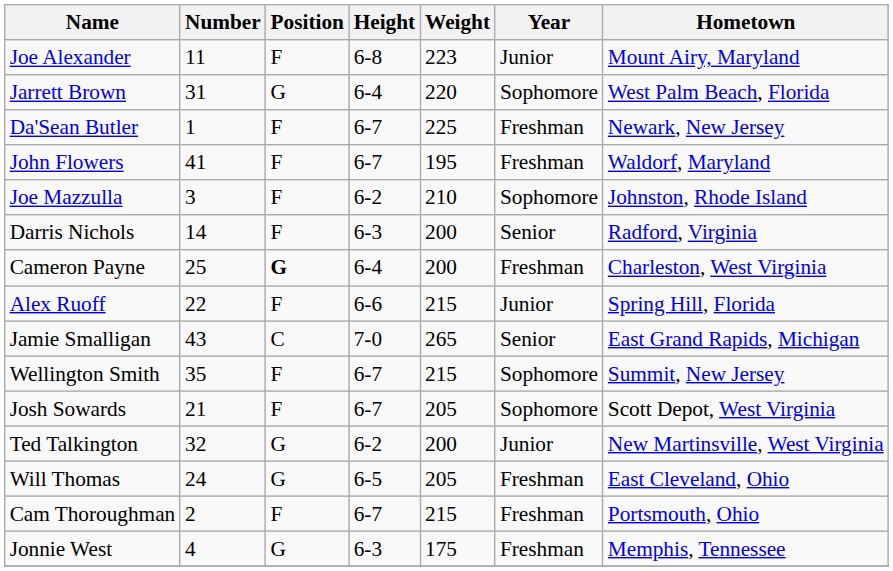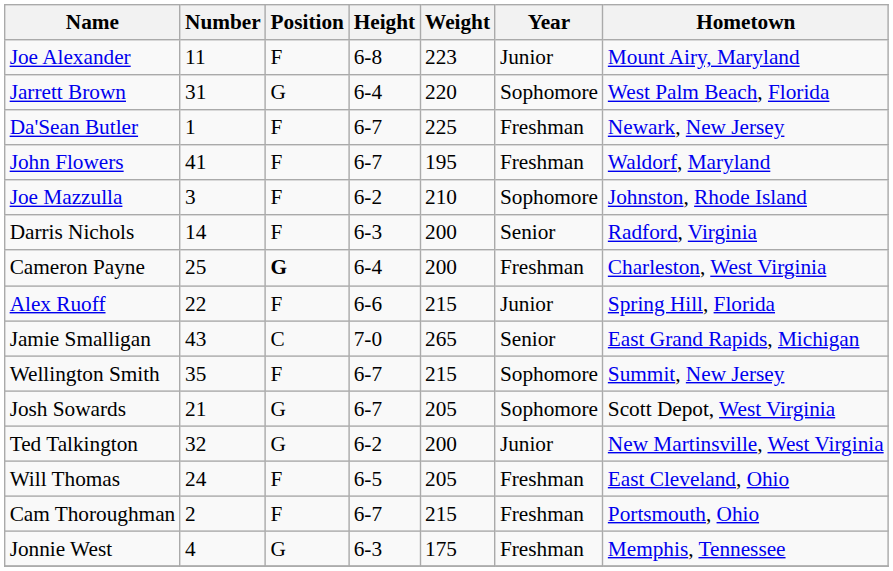(277, 408) F -> (278, 408) G
(278, 478) G -> (277, 478) F
